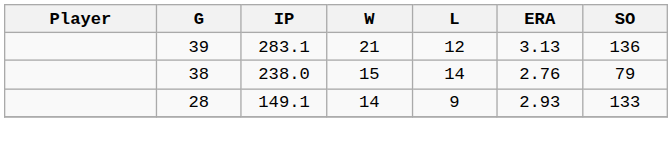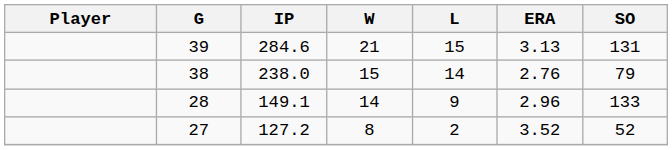(284, 47) 283.1 -> (284, 47) 284.6
(455, 47) 12 -> (455, 47) 15
(625, 47) 136 -> (625, 47) 131
(540, 103) 2.93 -> (540, 103) 2.96
+ row: (199, 131)
